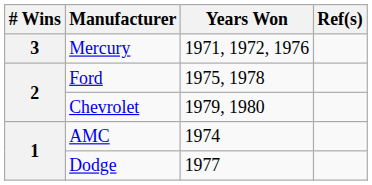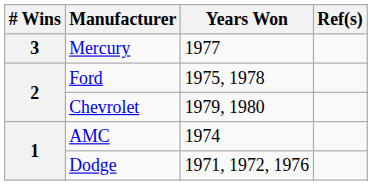(247, 48) 1971, 1972, 1976 -> (202, 48) 1977
(202, 165) 1977 -> (247, 165) 1971, 1972, 1976
